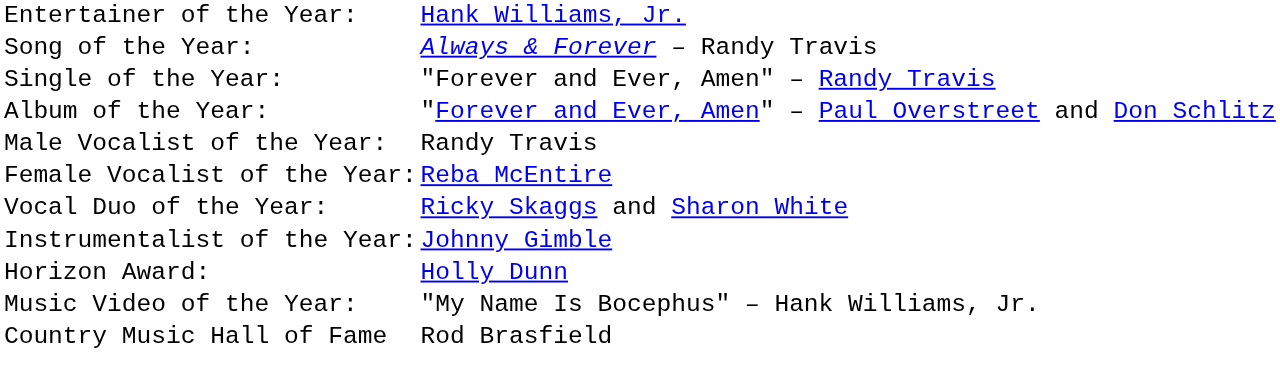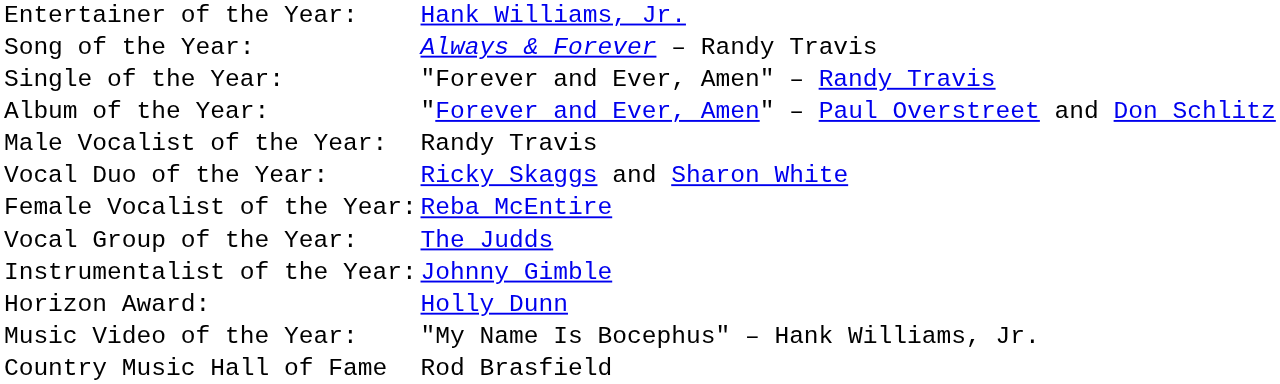rows swapped: (210, 176) <-> (166, 208)
+ row: (181, 240)
